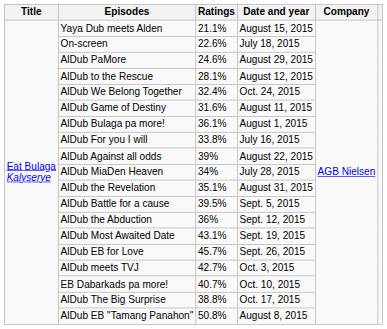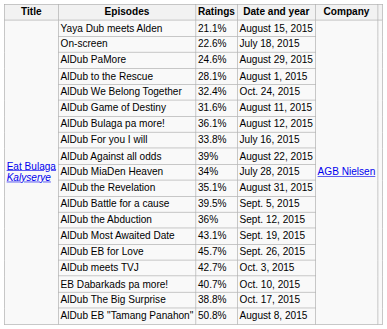(276, 76) August 12, 2015 -> (273, 76) August 1, 2015
(273, 124) August 1, 2015 -> (276, 124) August 12, 2015
